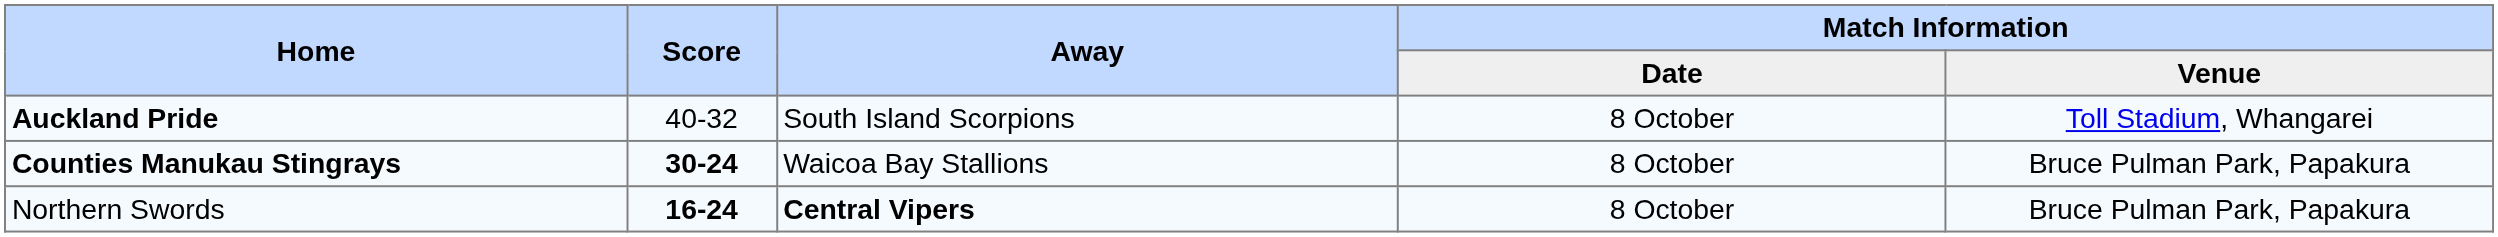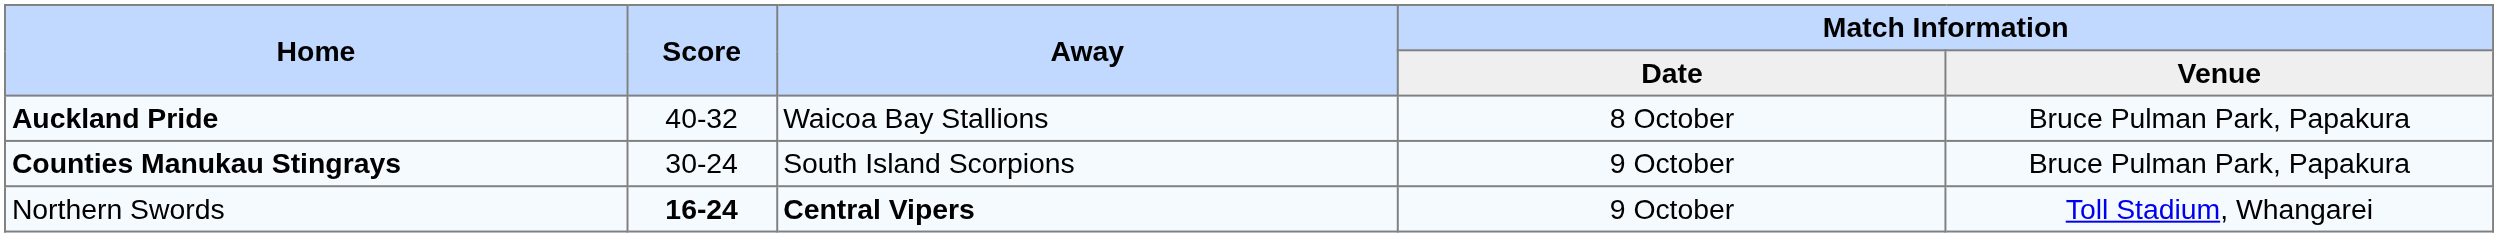(929, 118) South Island Scorpions -> (916, 118) Waicoa Bay Stallions
(2219, 118) Toll Stadium, Whangarei -> (2219, 118) Bruce Pulman Park, Papakura
(702, 164) bold -> (702, 164) normal
(916, 164) Waicoa Bay Stallions -> (929, 164) South Island Scorpions
(1672, 164) 8 October -> (1672, 164) 9 October
(1672, 209) 8 October -> (1672, 209) 9 October
(2219, 209) Bruce Pulman Park, Papakura -> (2219, 209) Toll Stadium, Whangarei
